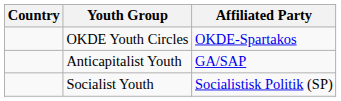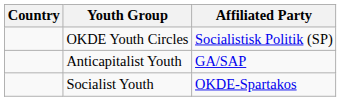(246, 38) OKDE-Spartakos -> (264, 38) Socialistisk Politik (SP)
(264, 84) Socialistisk Politik (SP) -> (246, 84) OKDE-Spartakos
